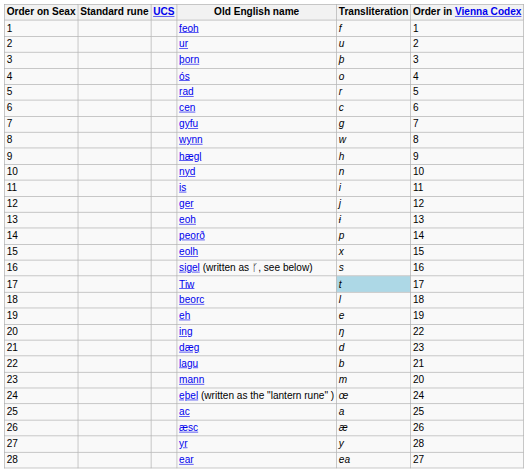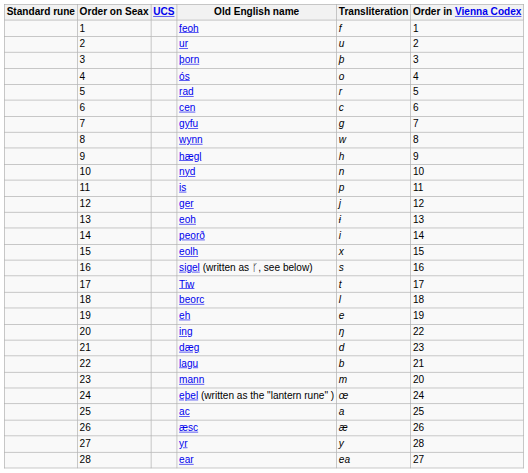columns swapped: (41, 12) <-> (114, 12)
(340, 188) i -> (342, 188) p
(342, 236) p -> (340, 236) i
(340, 284) lightblue background -> (340, 284) no background
